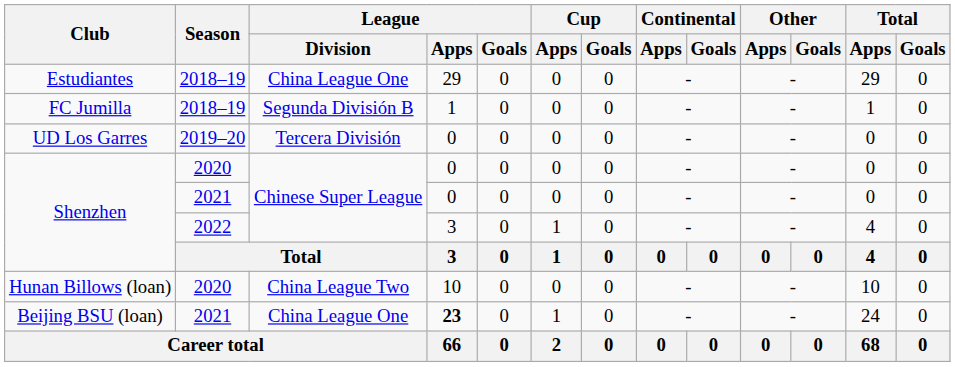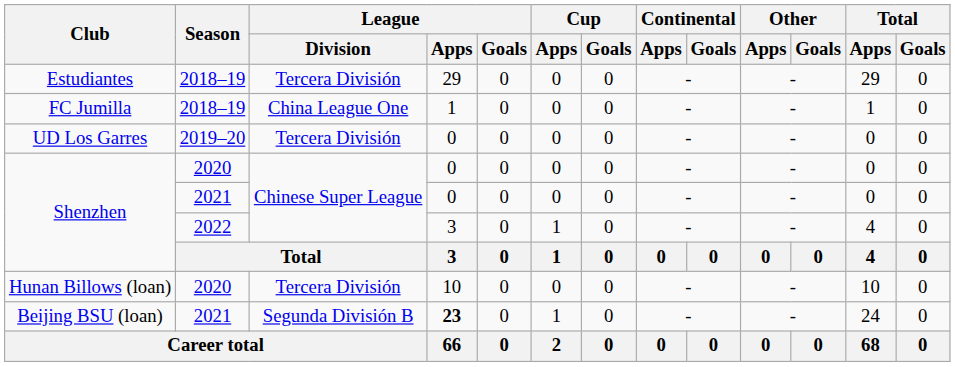(338, 78) China League One -> (338, 78) Tercera División
(338, 108) Segunda División B -> (338, 108) China League One
(338, 286) China League Two -> (338, 286) Tercera División
(338, 316) China League One -> (338, 316) Segunda División B
